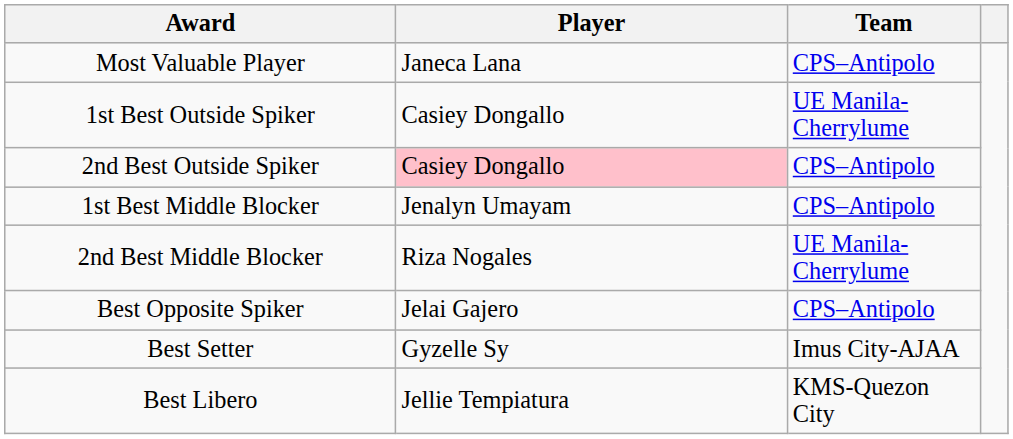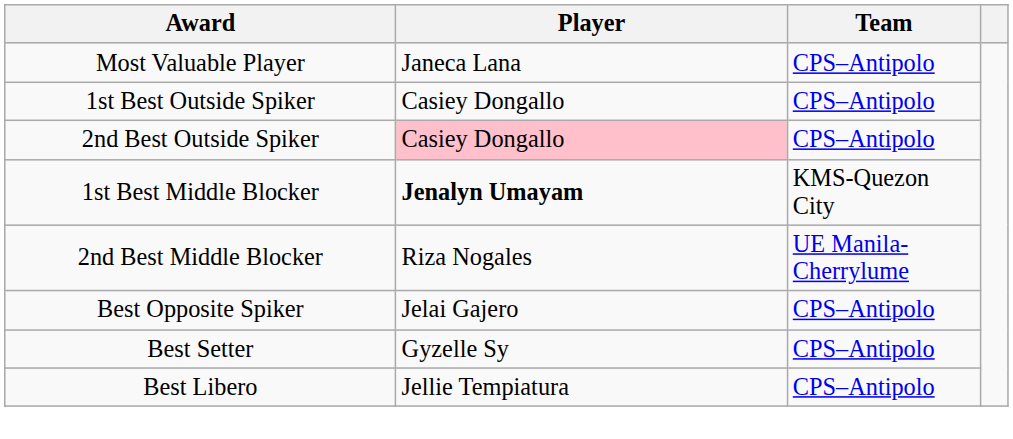(851, 114) UE Manila-Cherrylume -> (864, 100) CPS–Antipolo
(486, 205) normal -> (492, 191) bold
(864, 205) CPS–Antipolo -> (861, 191) KMS-Quezon City
(876, 348) Imus City-AJAA -> (864, 348) CPS–Antipolo
(861, 400) KMS-Quezon City -> (864, 387) CPS–Antipolo
